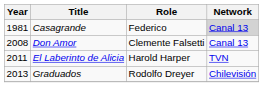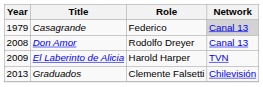(17, 27) 1981 -> (17, 27) 1979
(167, 43) Clemente Falsetti -> (161, 43) Rodolfo Dreyer
(17, 58) 2011 -> (17, 58) 2009
(161, 74) Rodolfo Dreyer -> (167, 74) Clemente Falsetti
